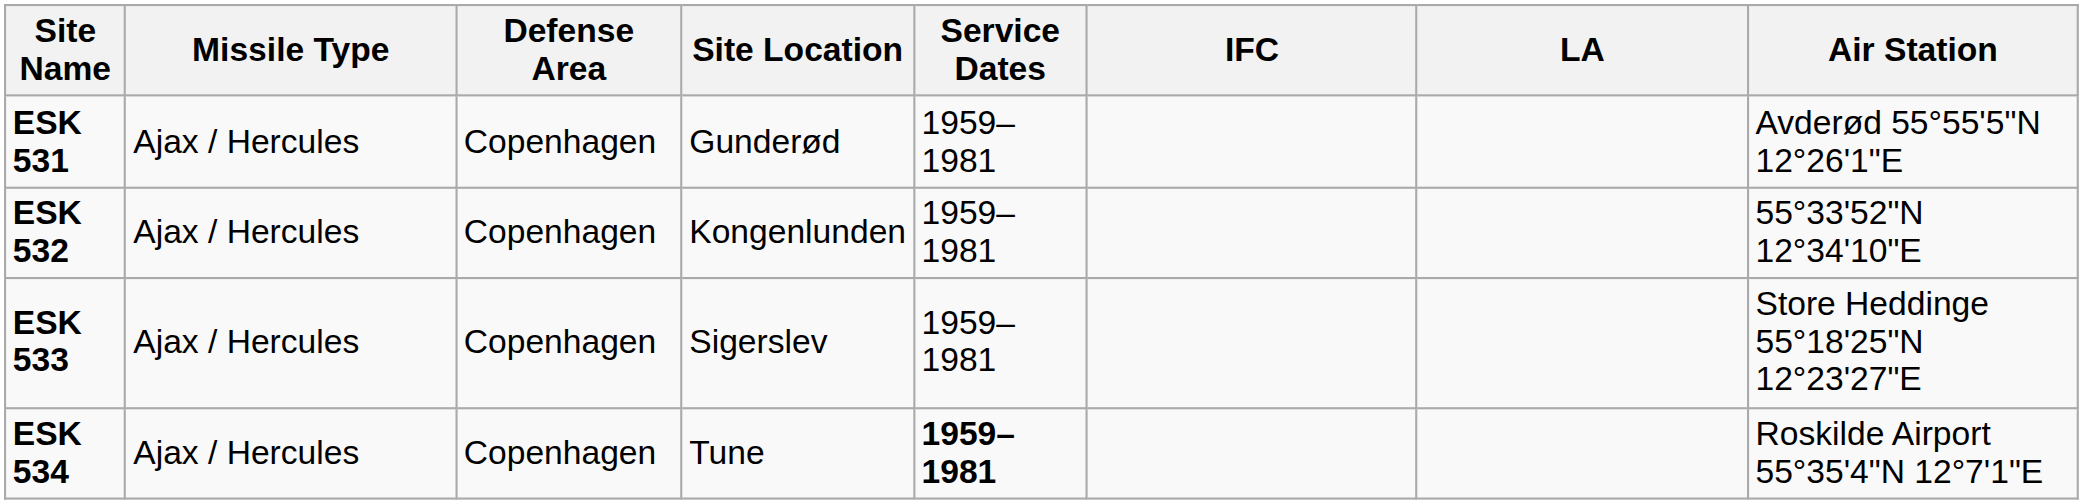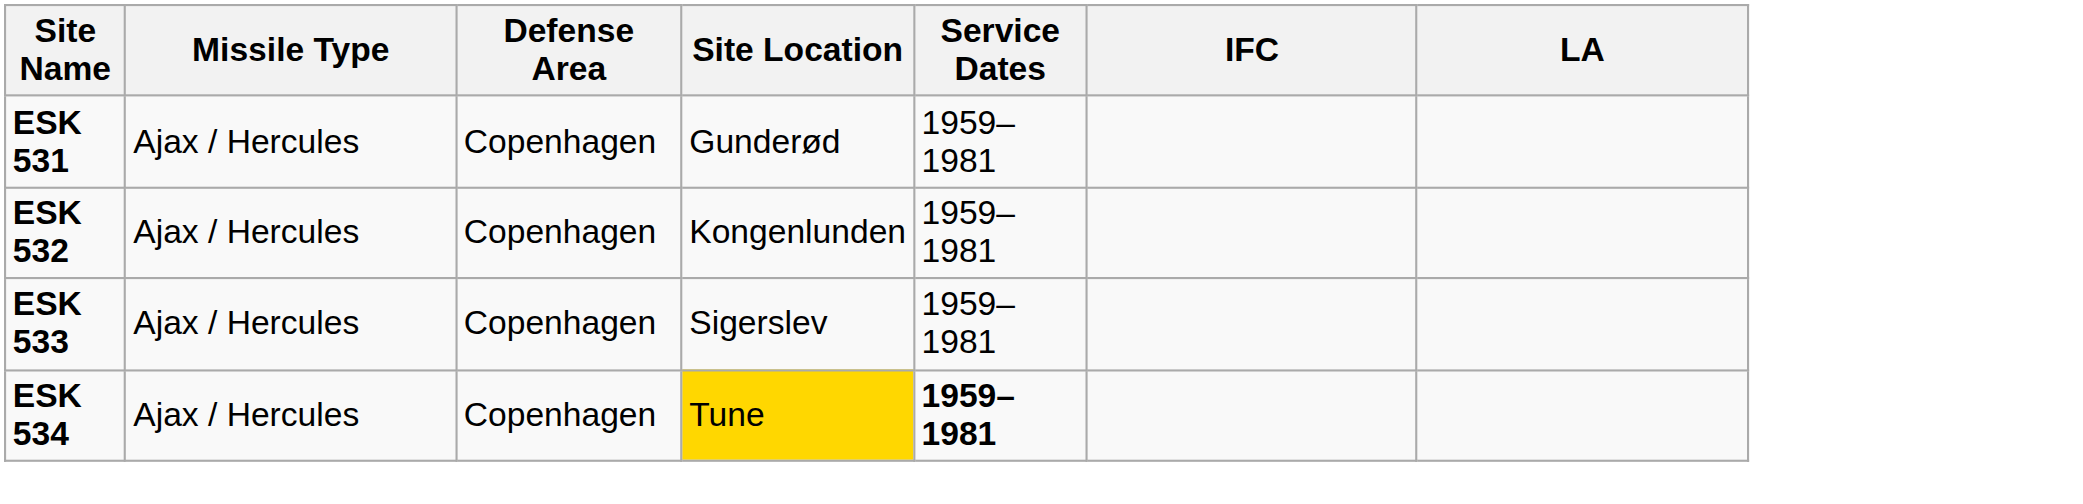- column: (1913, 50)
(727, 452) no background -> (727, 414) gold background
